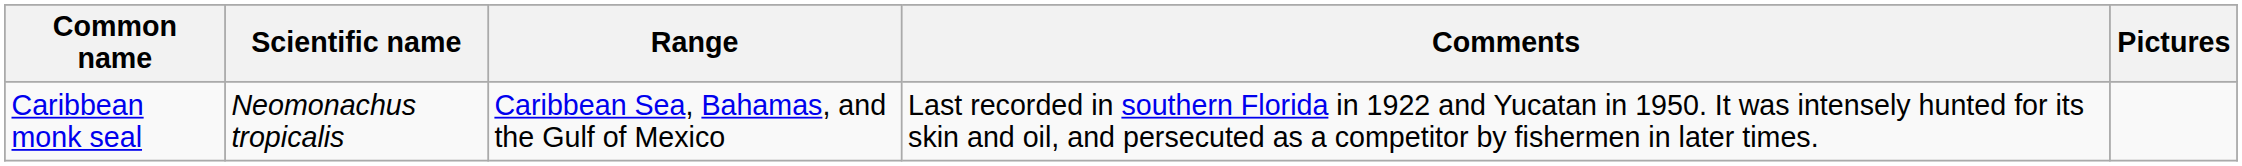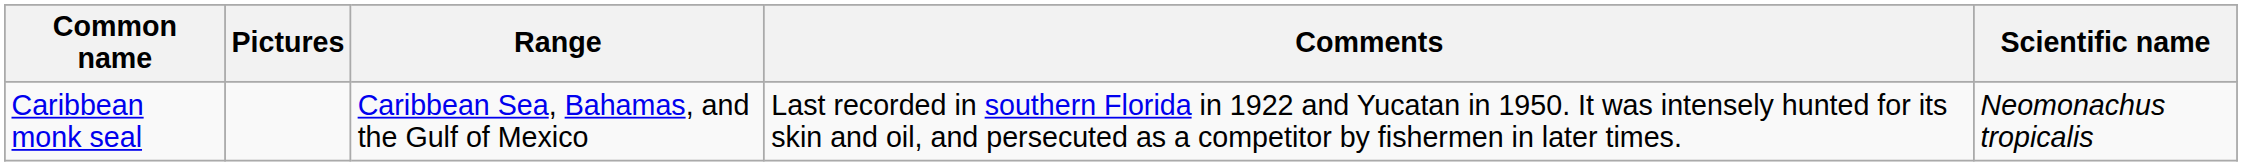columns swapped: (356, 43) <-> (2174, 43)
